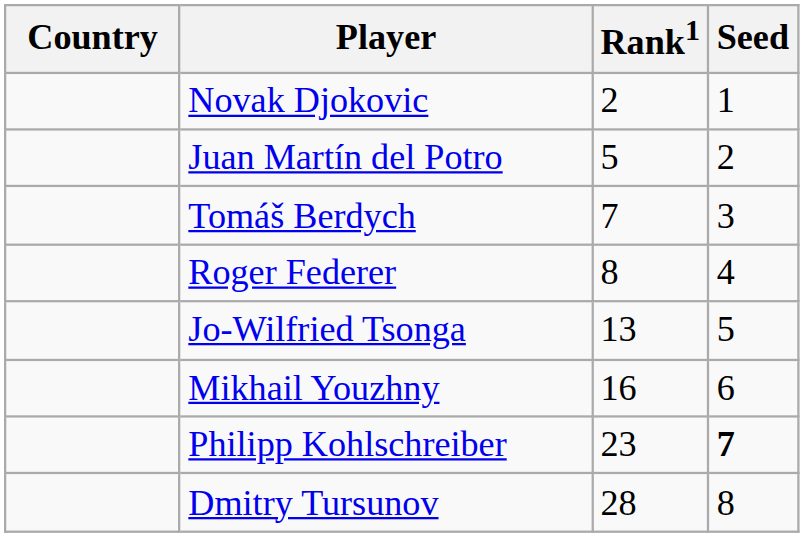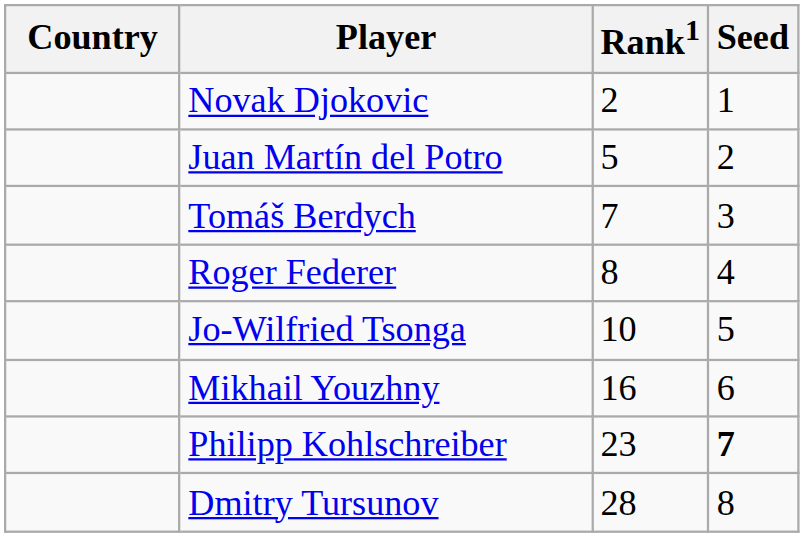(619, 329) 13 -> (619, 329) 10
